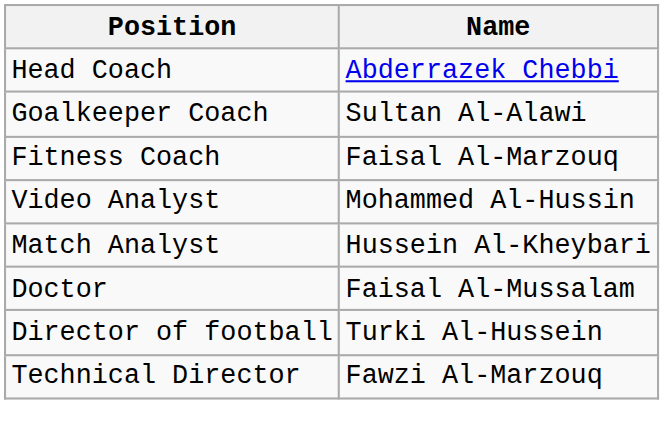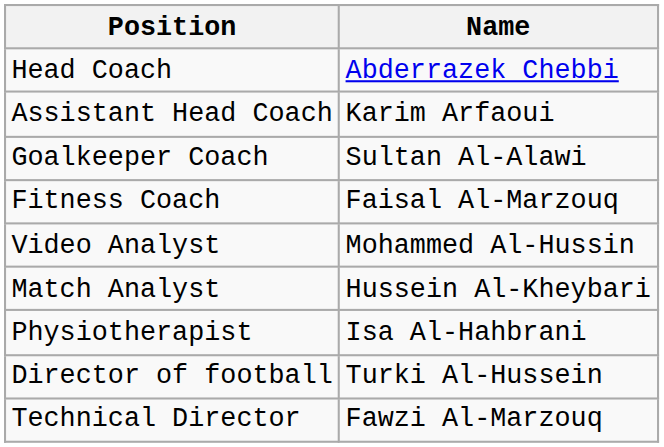+ row: (172, 114)
- row: (60, 289)
+ row: (132, 332)
